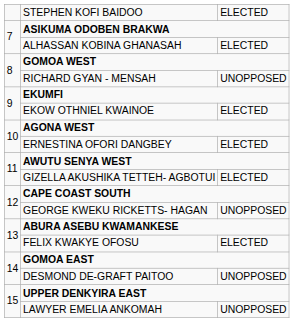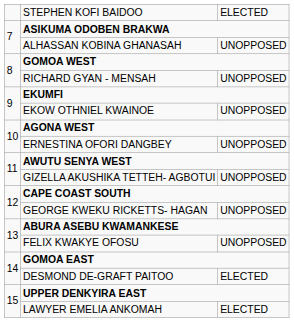(244, 45) ELECTED -> (253, 45) UNOPPOSED
(244, 111) ELECTED -> (253, 111) UNOPPOSED
(244, 144) ELECTED -> (253, 144) UNOPPOSED
(244, 177) ELECTED -> (253, 177) UNOPPOSED
(244, 243) ELECTED -> (253, 243) UNOPPOSED
(253, 276) UNOPPOSED -> (244, 276) ELECTED
(253, 309) UNOPPOSED -> (244, 309) ELECTED
